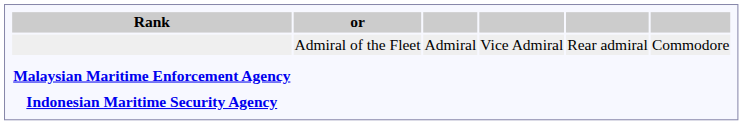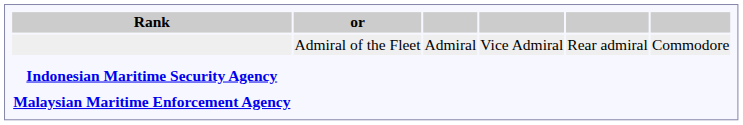rows swapped: (152, 101) <-> (152, 75)
